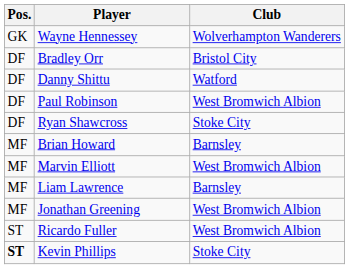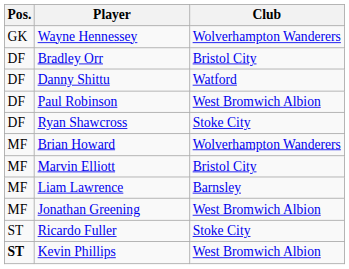(217, 144) Barnsley -> (267, 144) Wolverhampton Wanderers
(257, 166) West Bromwich Albion -> (225, 166) Bristol City
(257, 230) West Bromwich Albion -> (222, 230) Stoke City
(222, 252) Stoke City -> (257, 252) West Bromwich Albion
